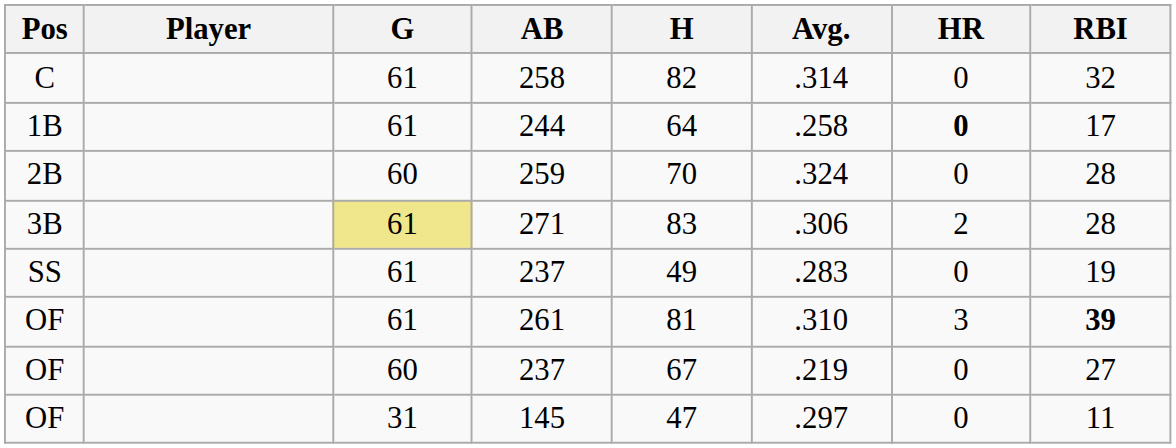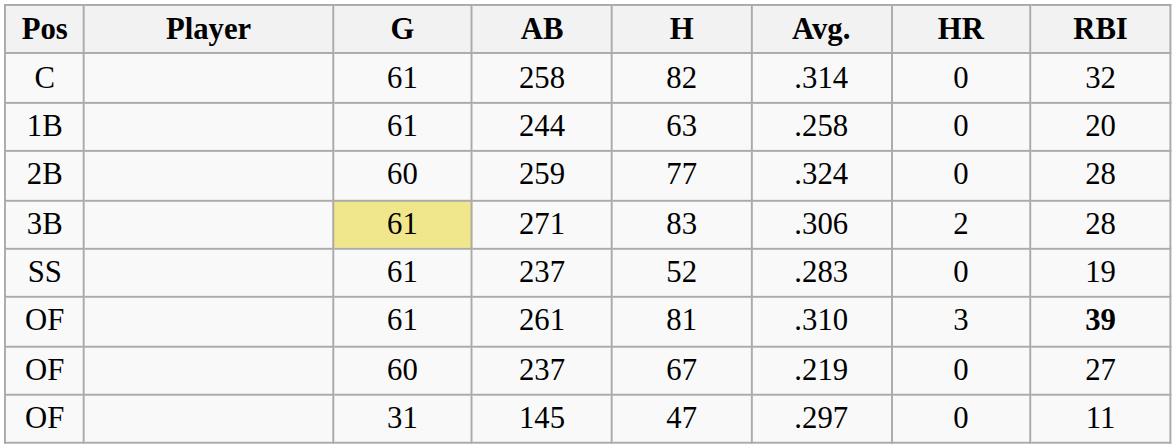(682, 126) 64 -> (682, 126) 63
(961, 126) bold -> (961, 126) normal
(1100, 126) 17 -> (1100, 126) 20
(682, 175) 70 -> (682, 175) 77
(682, 272) 49 -> (682, 272) 52
